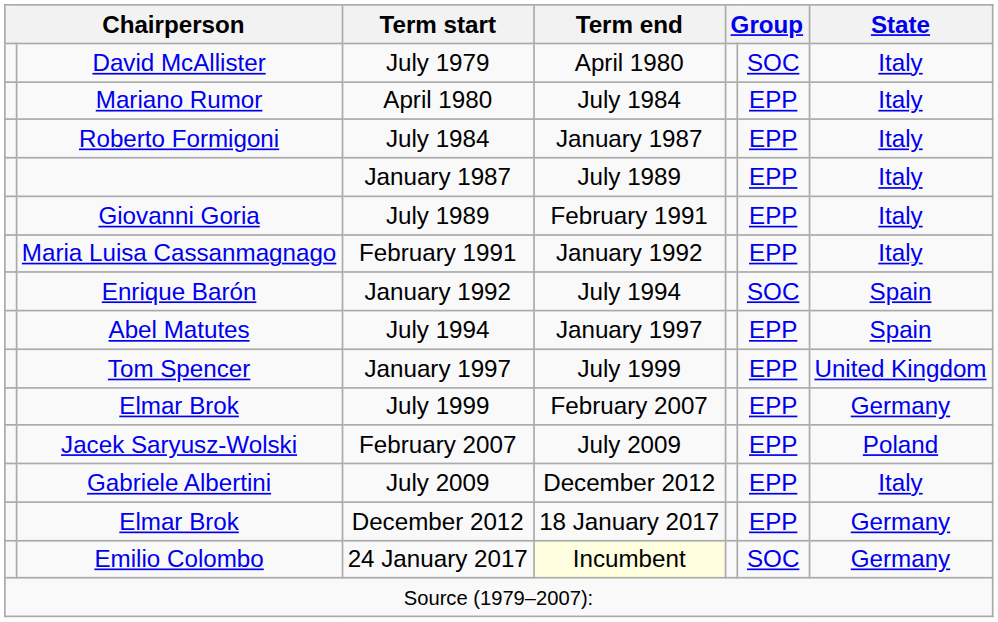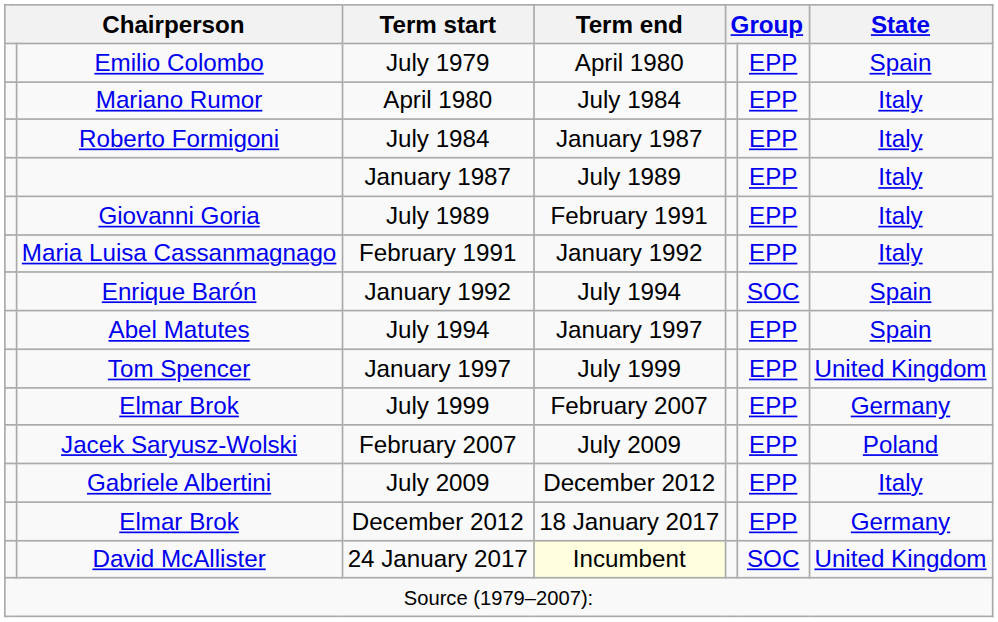(179, 63) David McAllister -> (179, 63) Emilio Colombo
(773, 63) SOC -> (773, 63) EPP
(900, 63) Italy -> (900, 63) Spain
(179, 559) Emilio Colombo -> (179, 559) David McAllister
(900, 559) Germany -> (900, 559) United Kingdom
